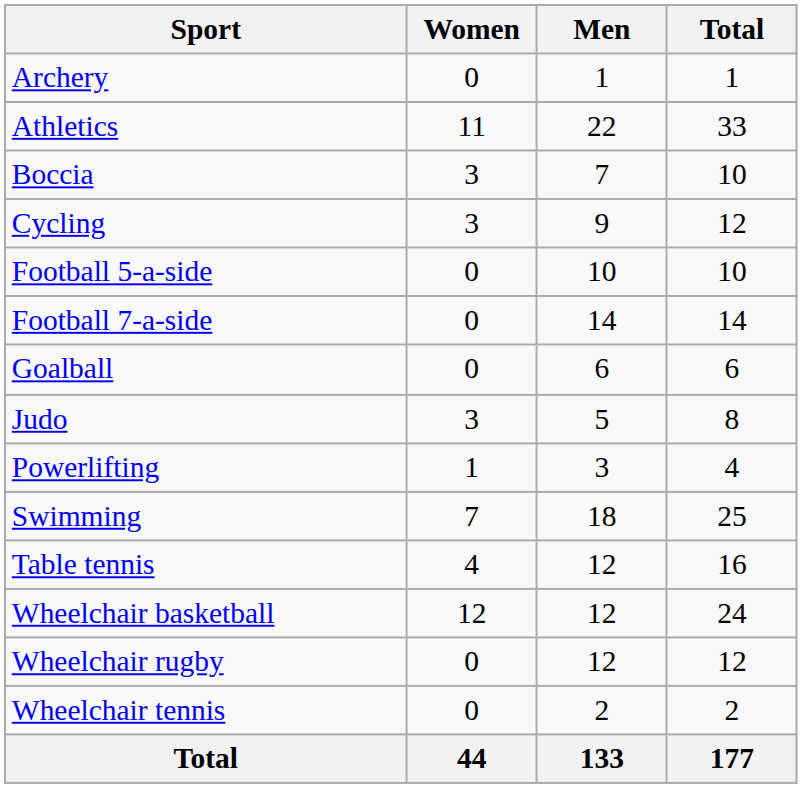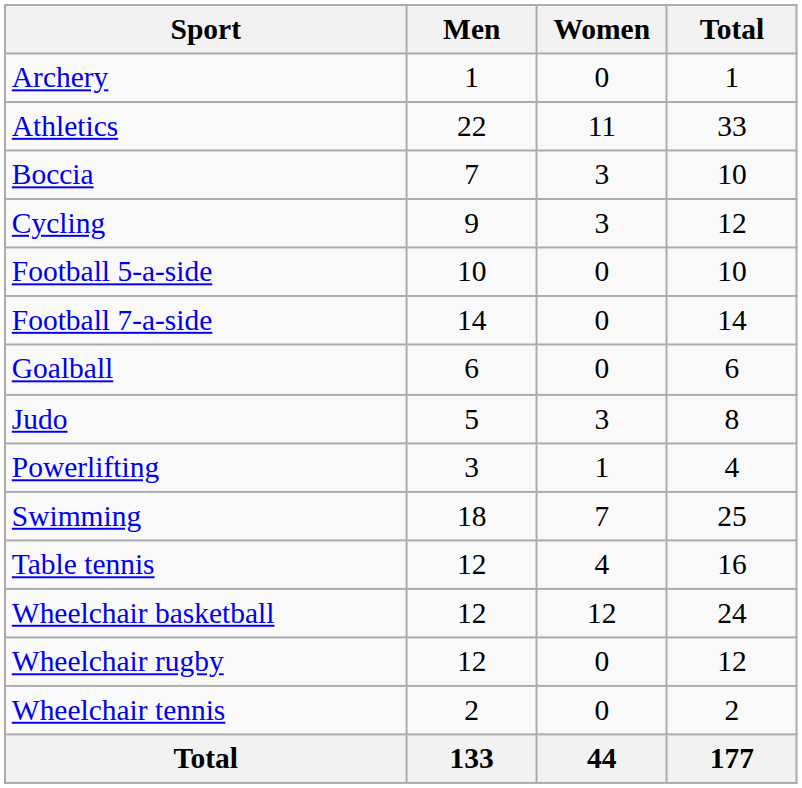columns swapped: (602, 28) <-> (472, 28)
